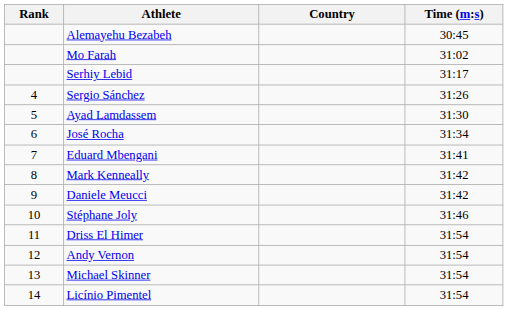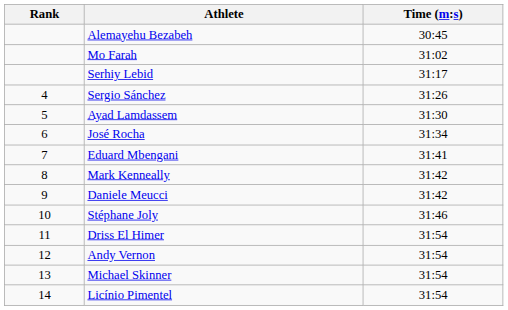- column: (332, 14)
